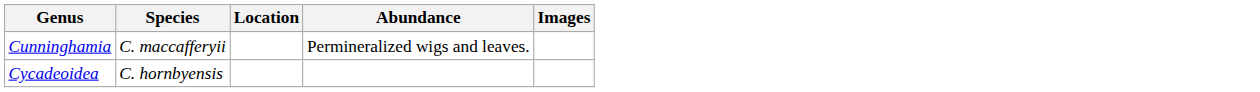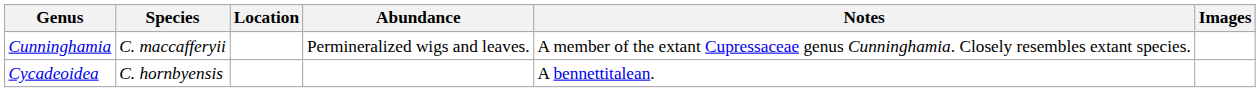+ column: (864, 18)
